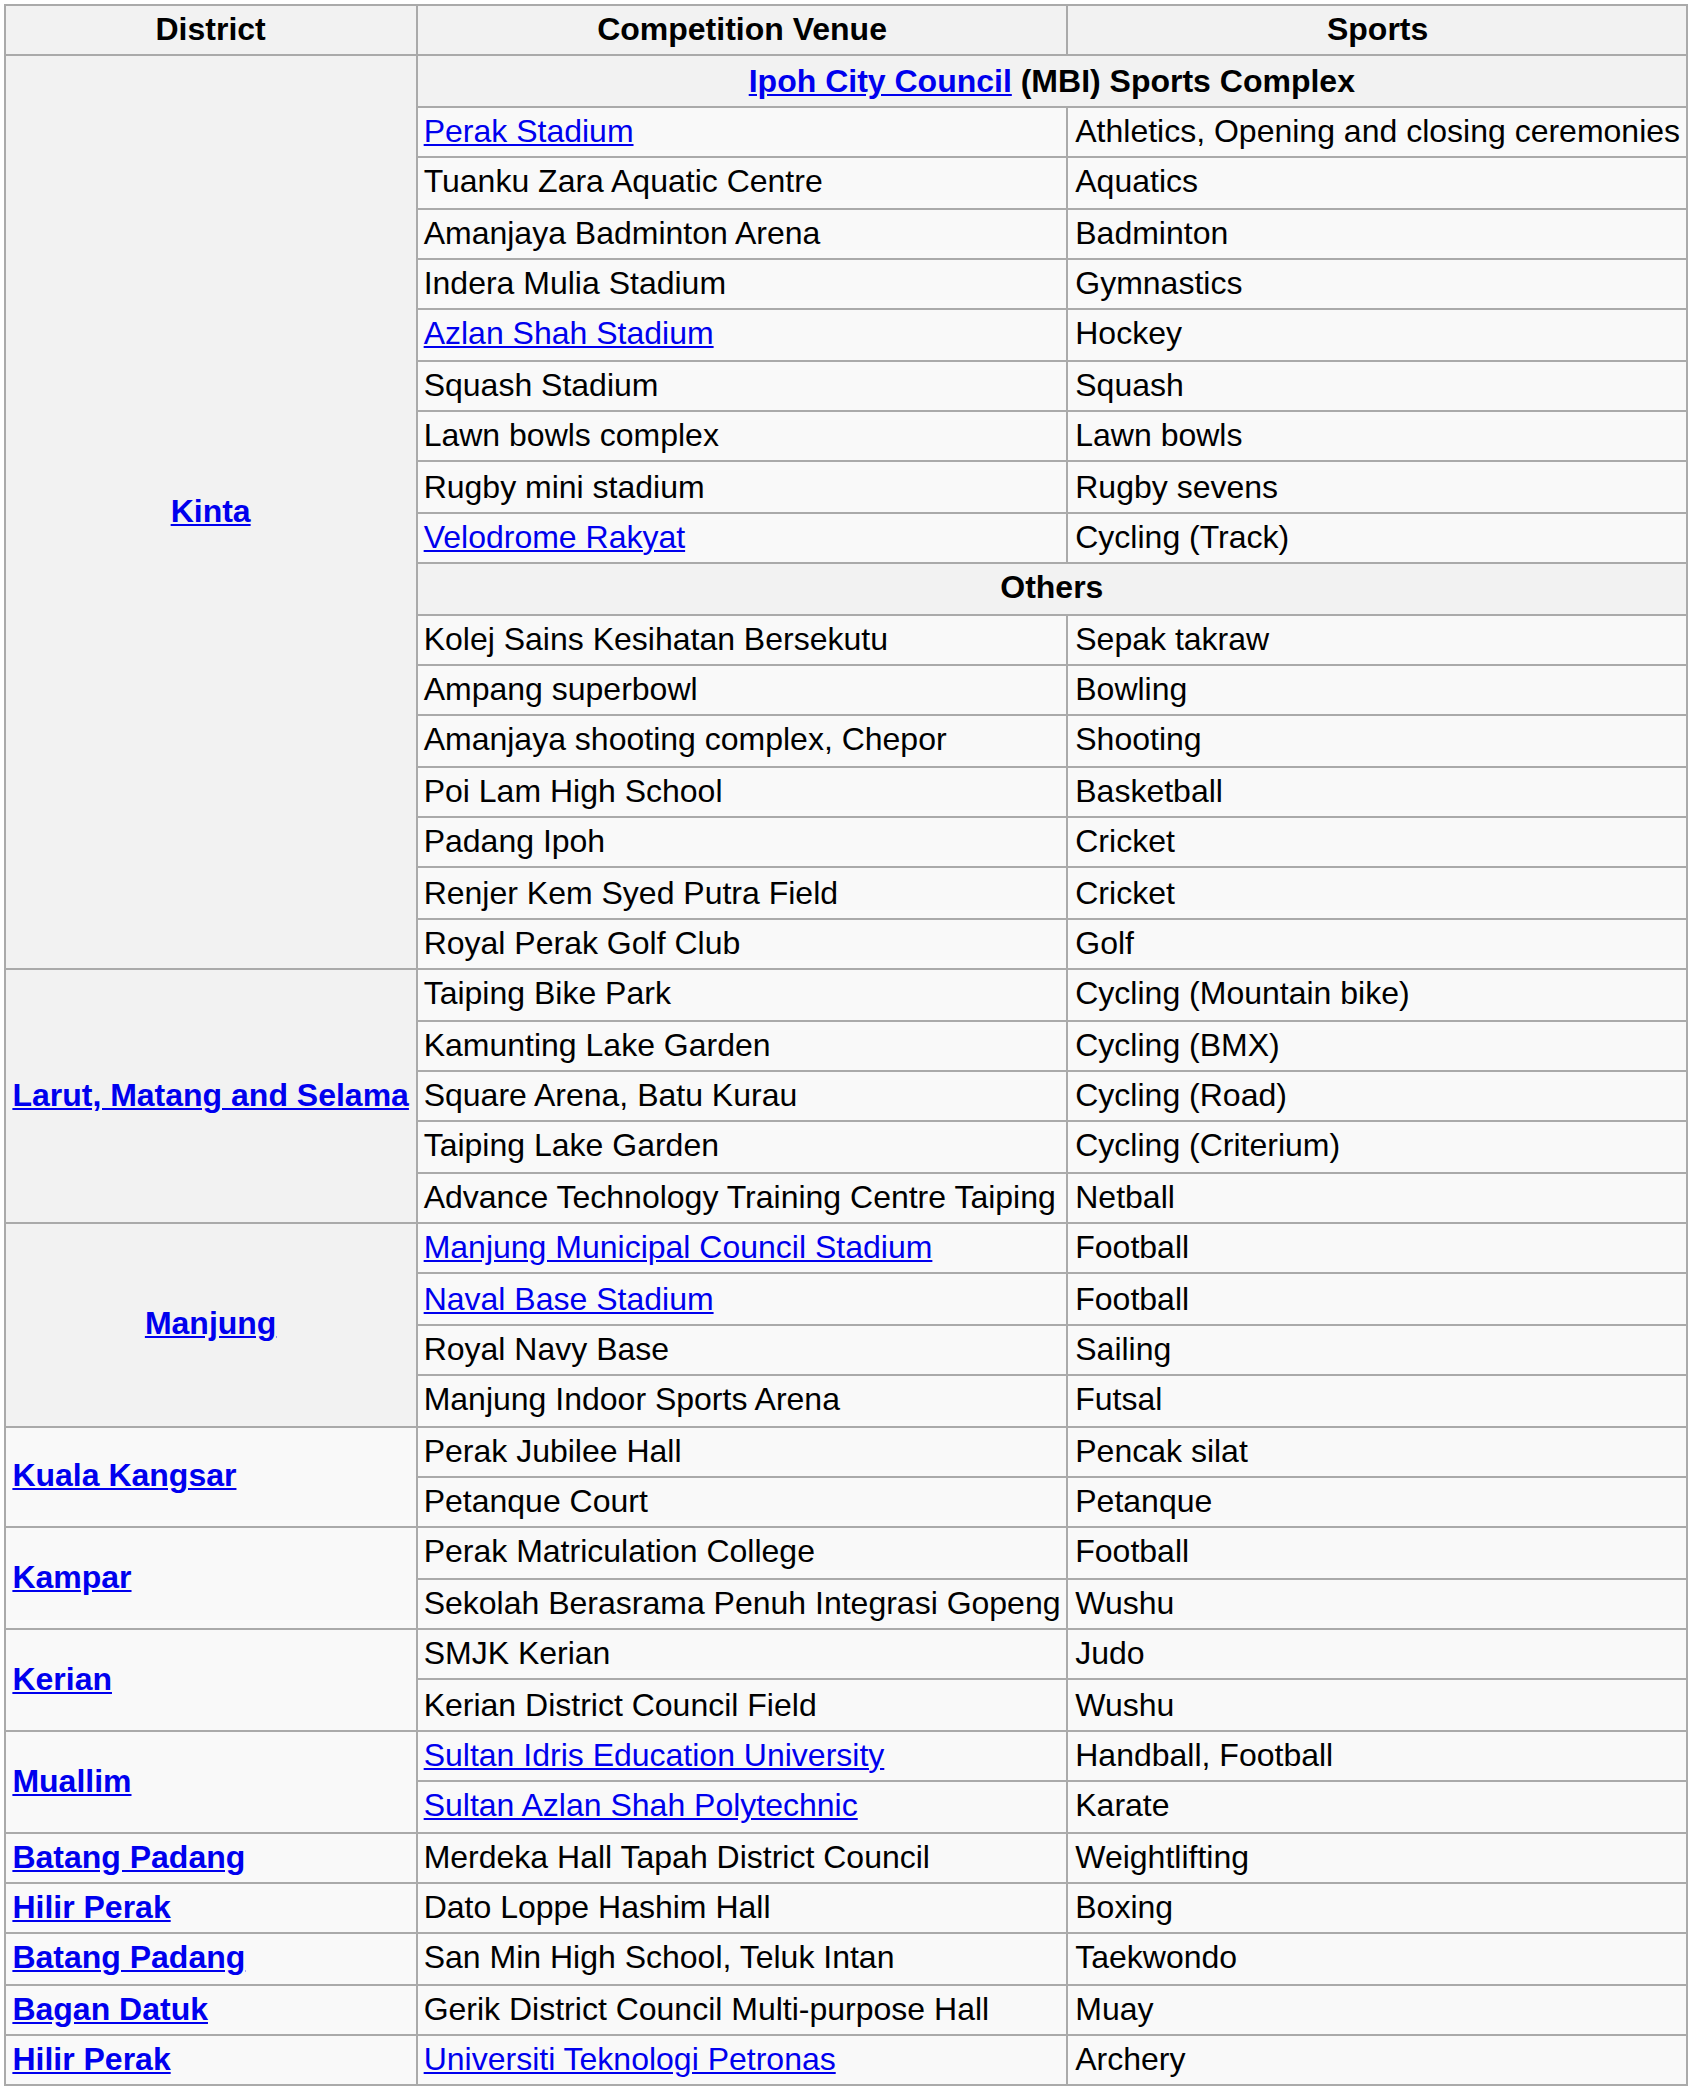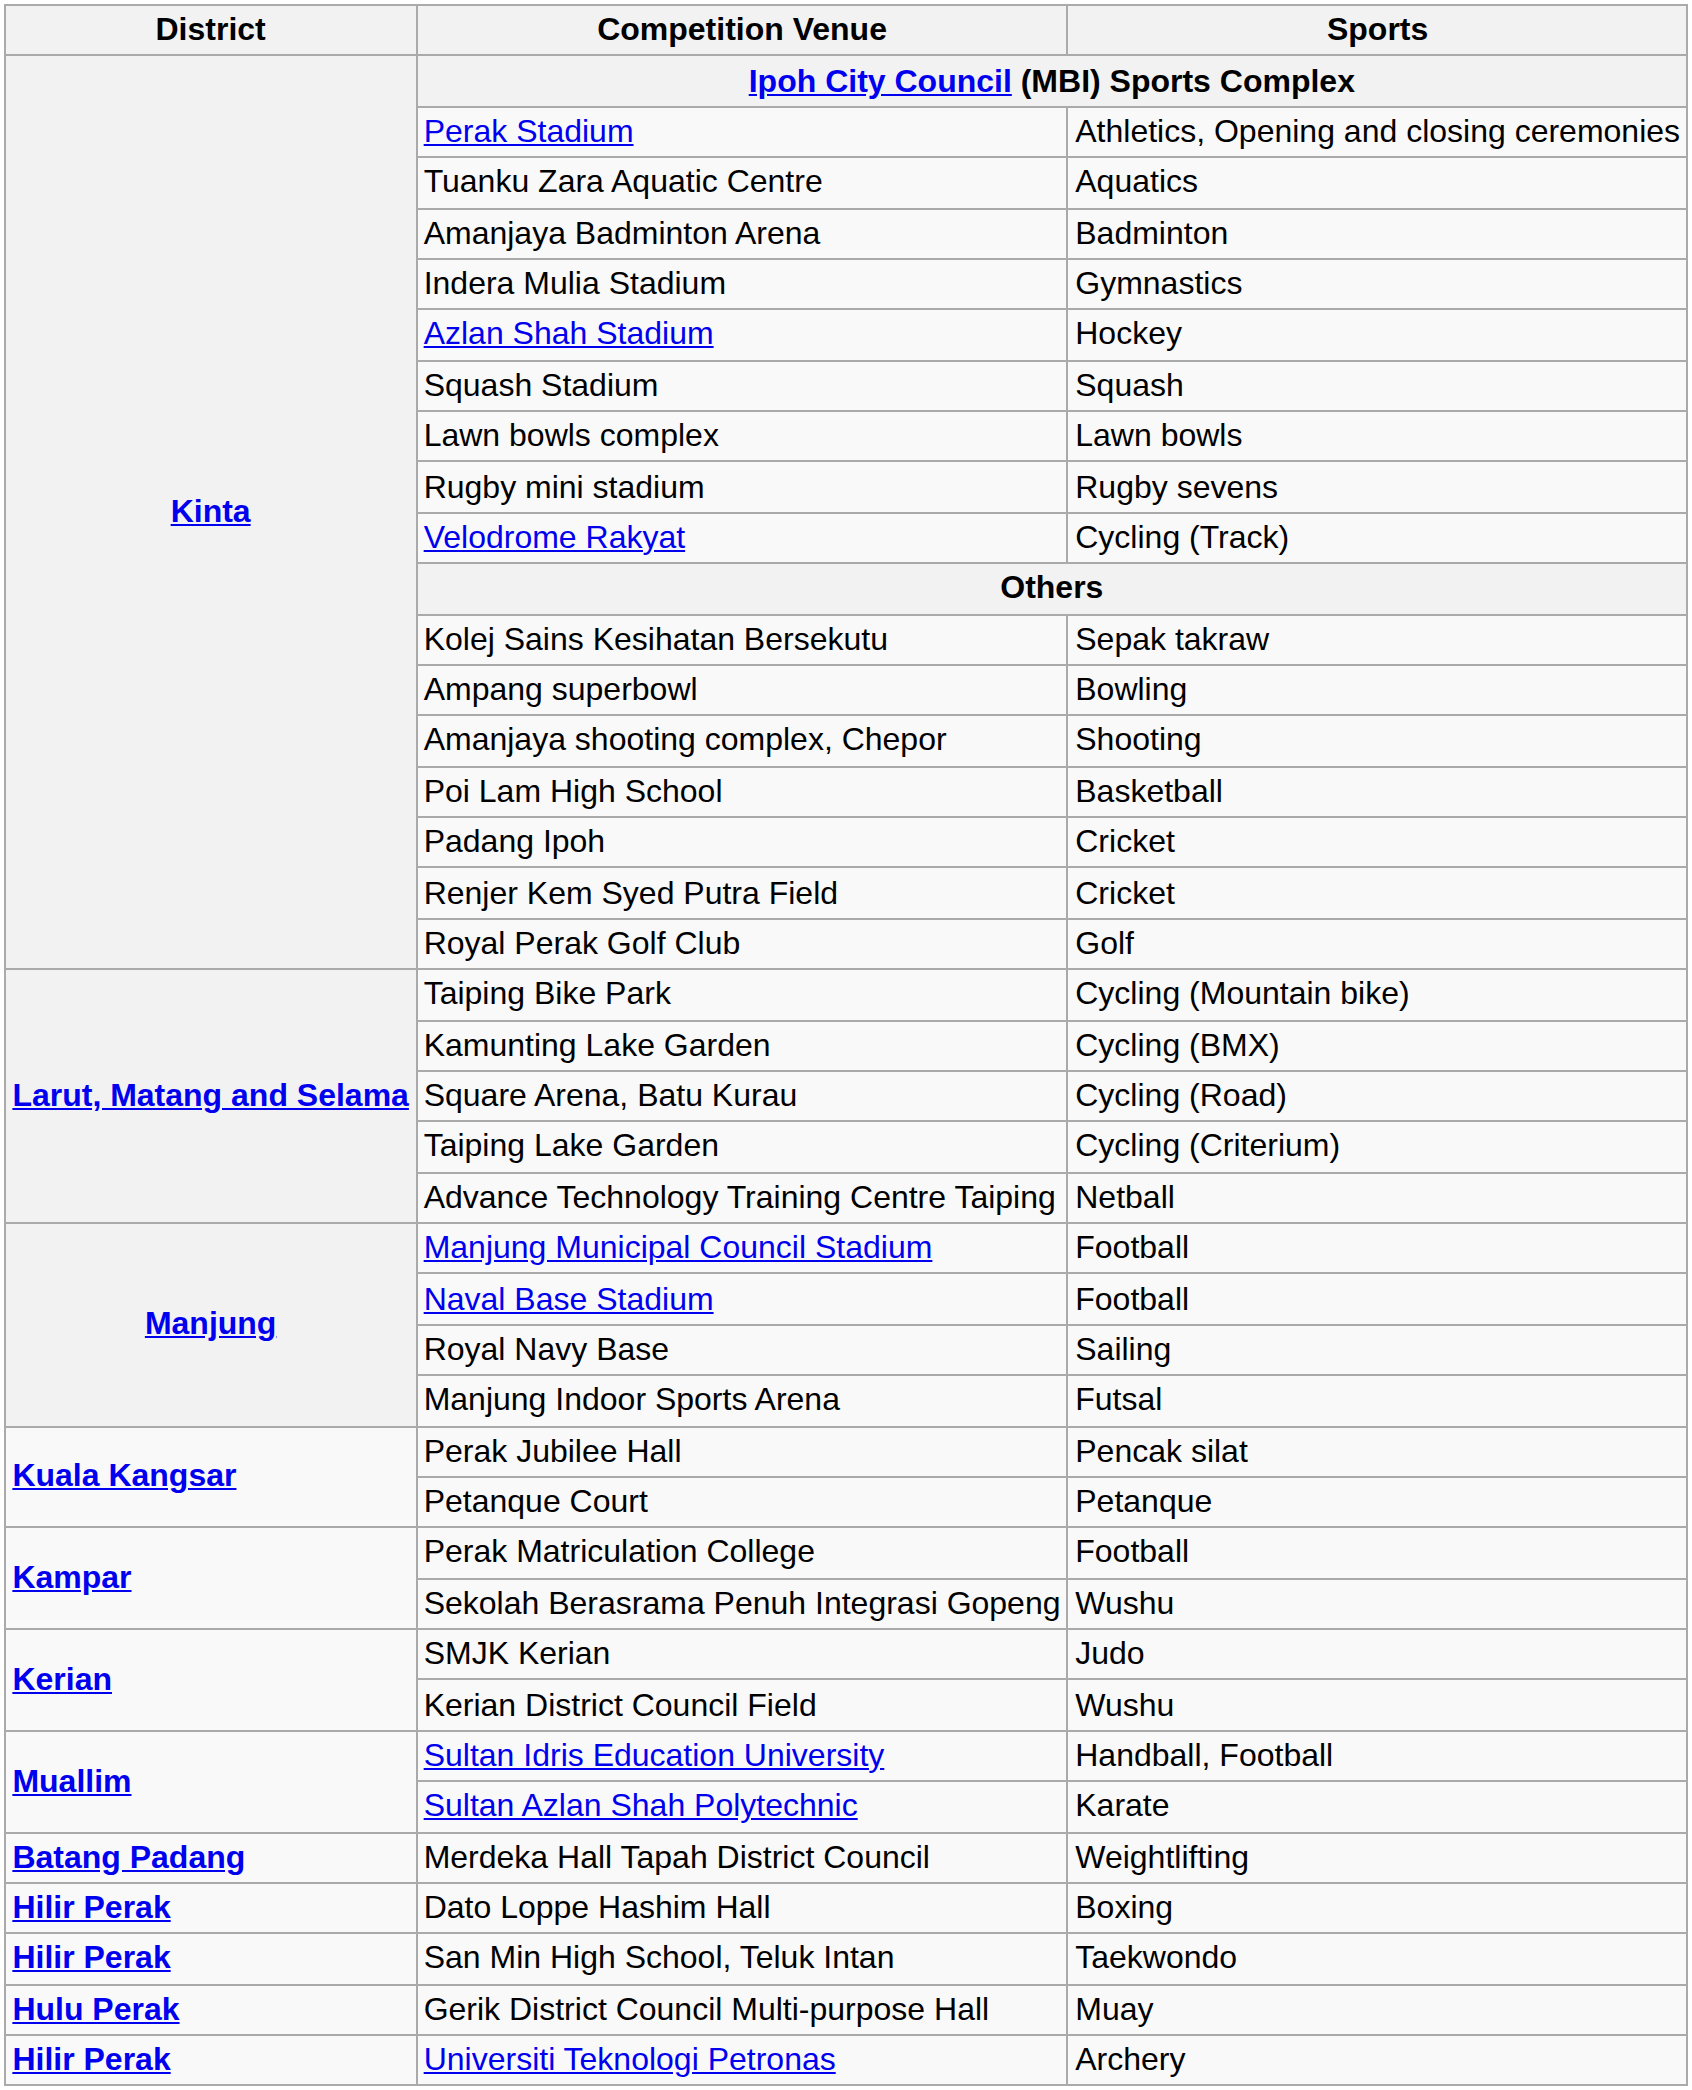(129, 1958) Batang Padang -> (92, 1958) Hilir Perak
(110, 2009) Bagan Datuk -> (96, 2009) Hulu Perak
